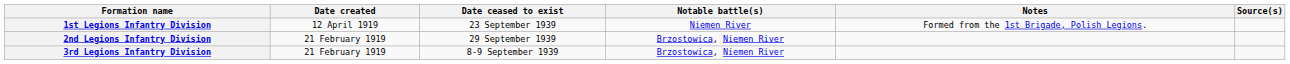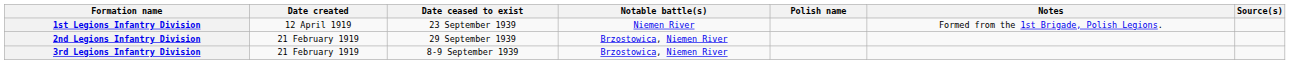+ column: (818, 11)
